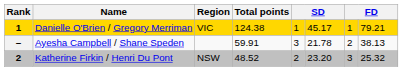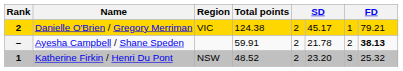(18, 27) 1 -> (18, 27) 2
(296, 27) 1 -> (296, 27) 2
(296, 43) 3 -> (296, 43) 2
(373, 43) normal -> (373, 43) bold
(18, 58) 2 -> (18, 58) 1
